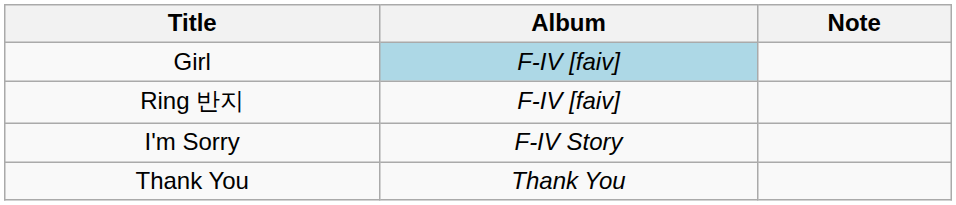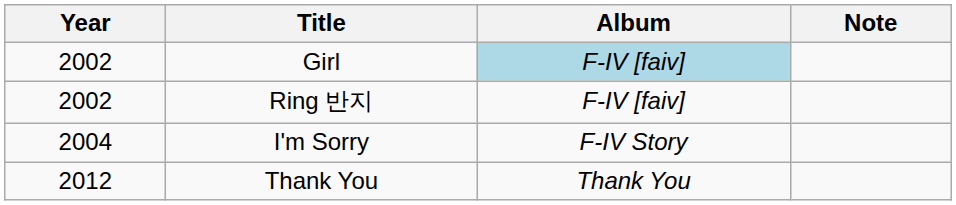+ column: (85, 23)
